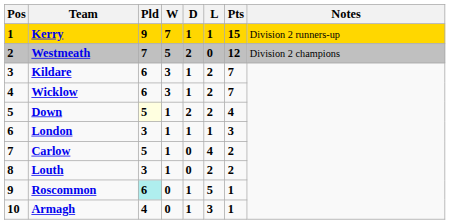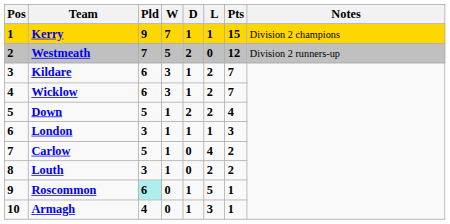(295, 34) Division 2 runners-up -> (295, 34) Division 2 champions
(295, 54) Division 2 champions -> (295, 54) Division 2 runners-up
(144, 111) lightyellow background -> (144, 111) no background
